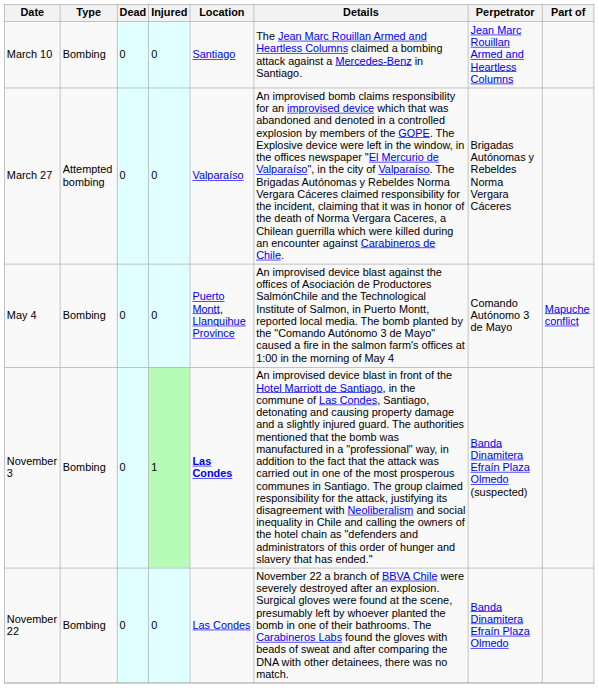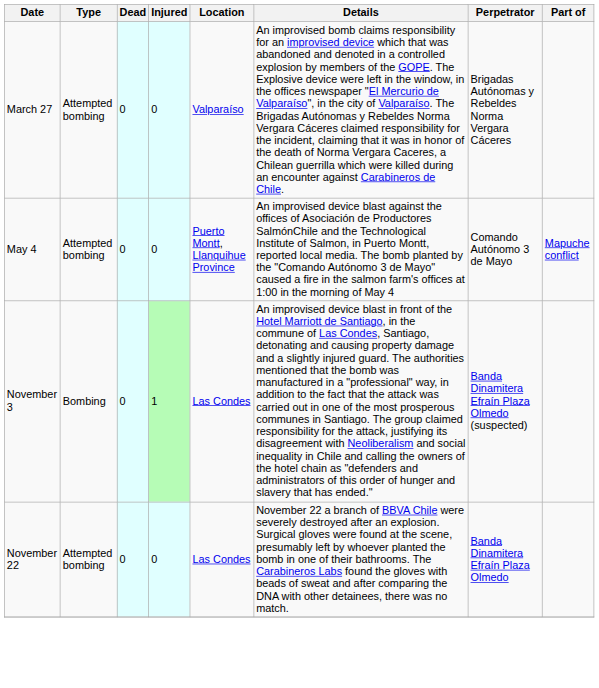- row: (30, 54)
(84, 315) Bombing -> (88, 249) Attempted bombing
(212, 467) bold -> (221, 401) normal
(84, 625) Bombing -> (88, 559) Attempted bombing
